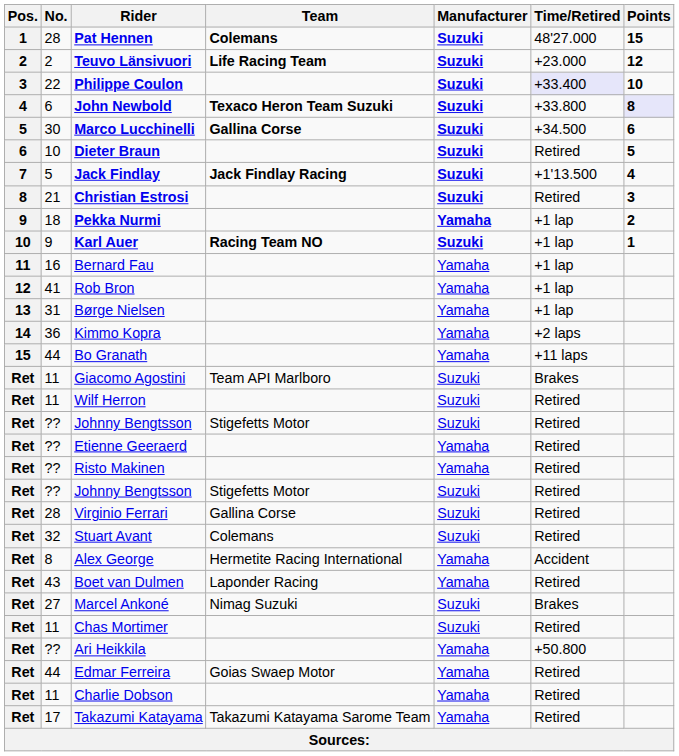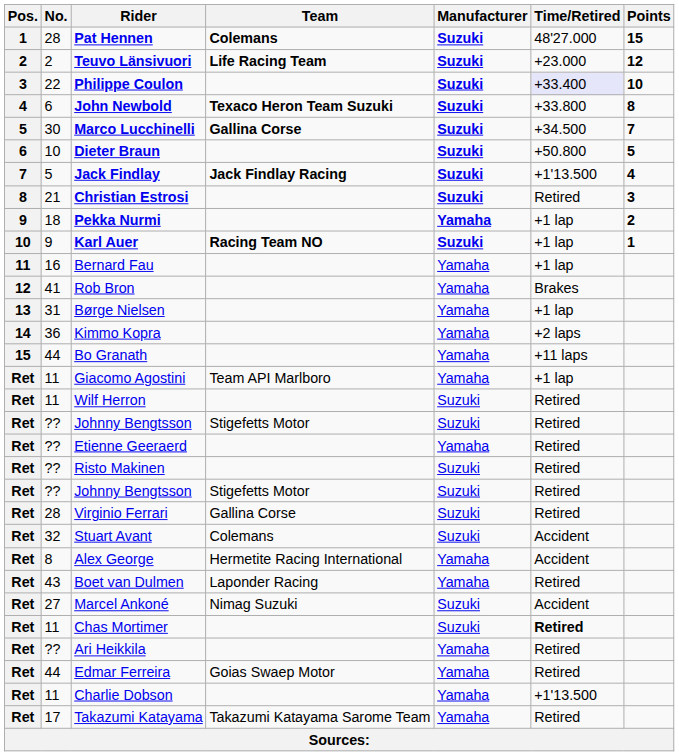(631, 106) lavender background -> (631, 106) no background
(631, 129) 6 -> (631, 129) 7
(557, 152) Retired -> (560, 152) +50.800
(554, 287) +1 lap -> (556, 287) Brakes
(459, 378) Suzuki -> (463, 378) Yamaha
(556, 378) Brakes -> (554, 378) +1 lap
(463, 468) Yamaha -> (459, 468) Suzuki
(557, 536) Retired -> (562, 536) Accident
(556, 604) Brakes -> (562, 604) Accident
(557, 627) normal -> (559, 627) bold
(560, 649) +50.800 -> (557, 649) Retired
(557, 695) Retired -> (566, 695) +1'13.500
